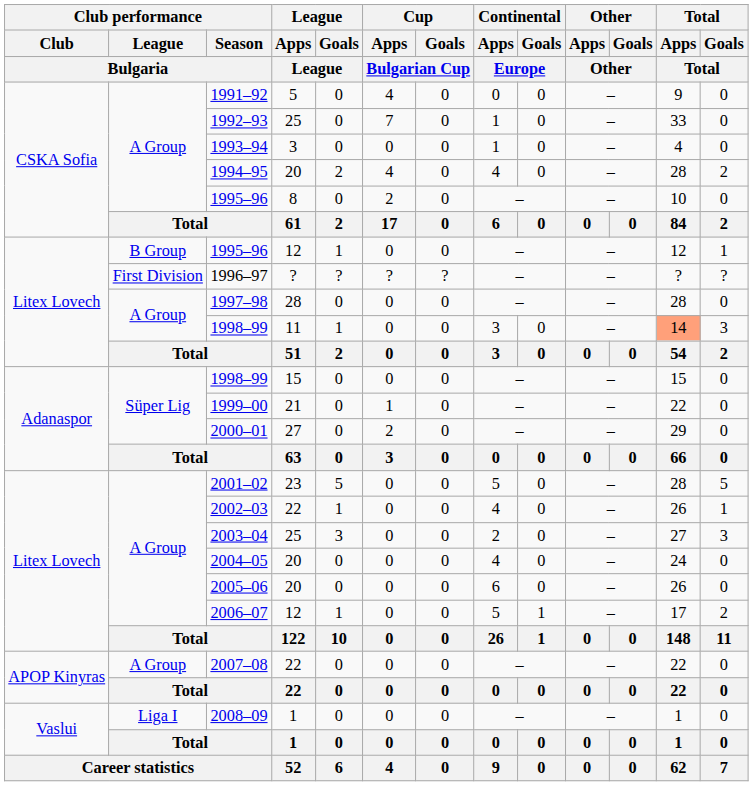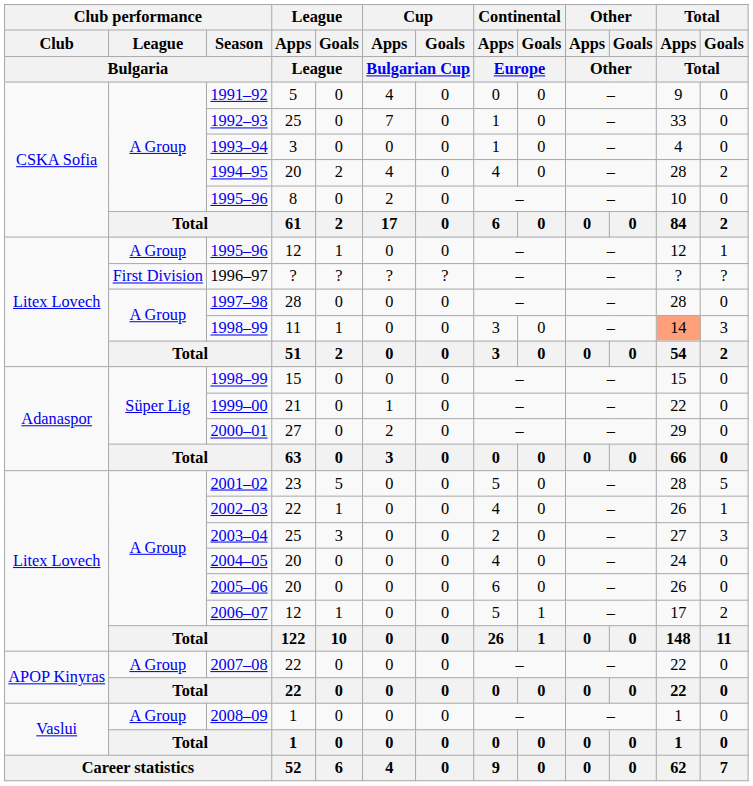(158, 250) B Group -> (158, 250) A Group
(158, 716) Liga I -> (158, 716) A Group
